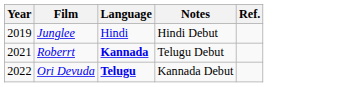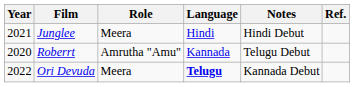+ column: (141, 14)
(19, 33) 2019 -> (19, 33) 2021
(19, 52) 2021 -> (19, 52) 2020
(124, 52) bold -> (208, 52) normal
